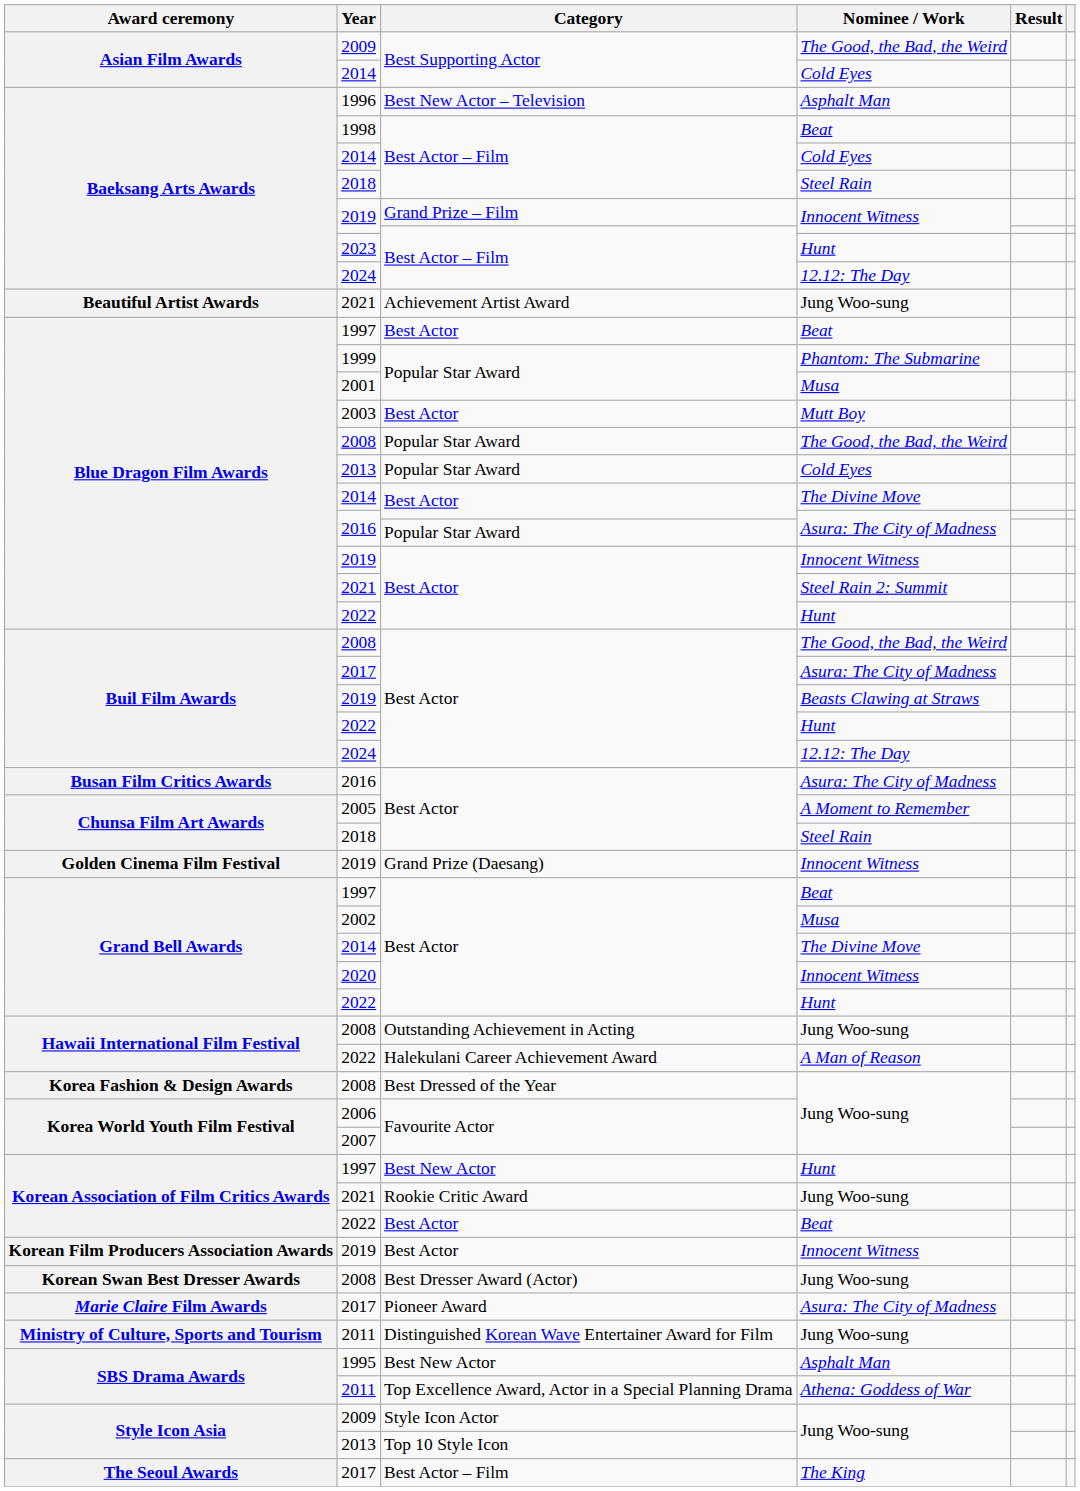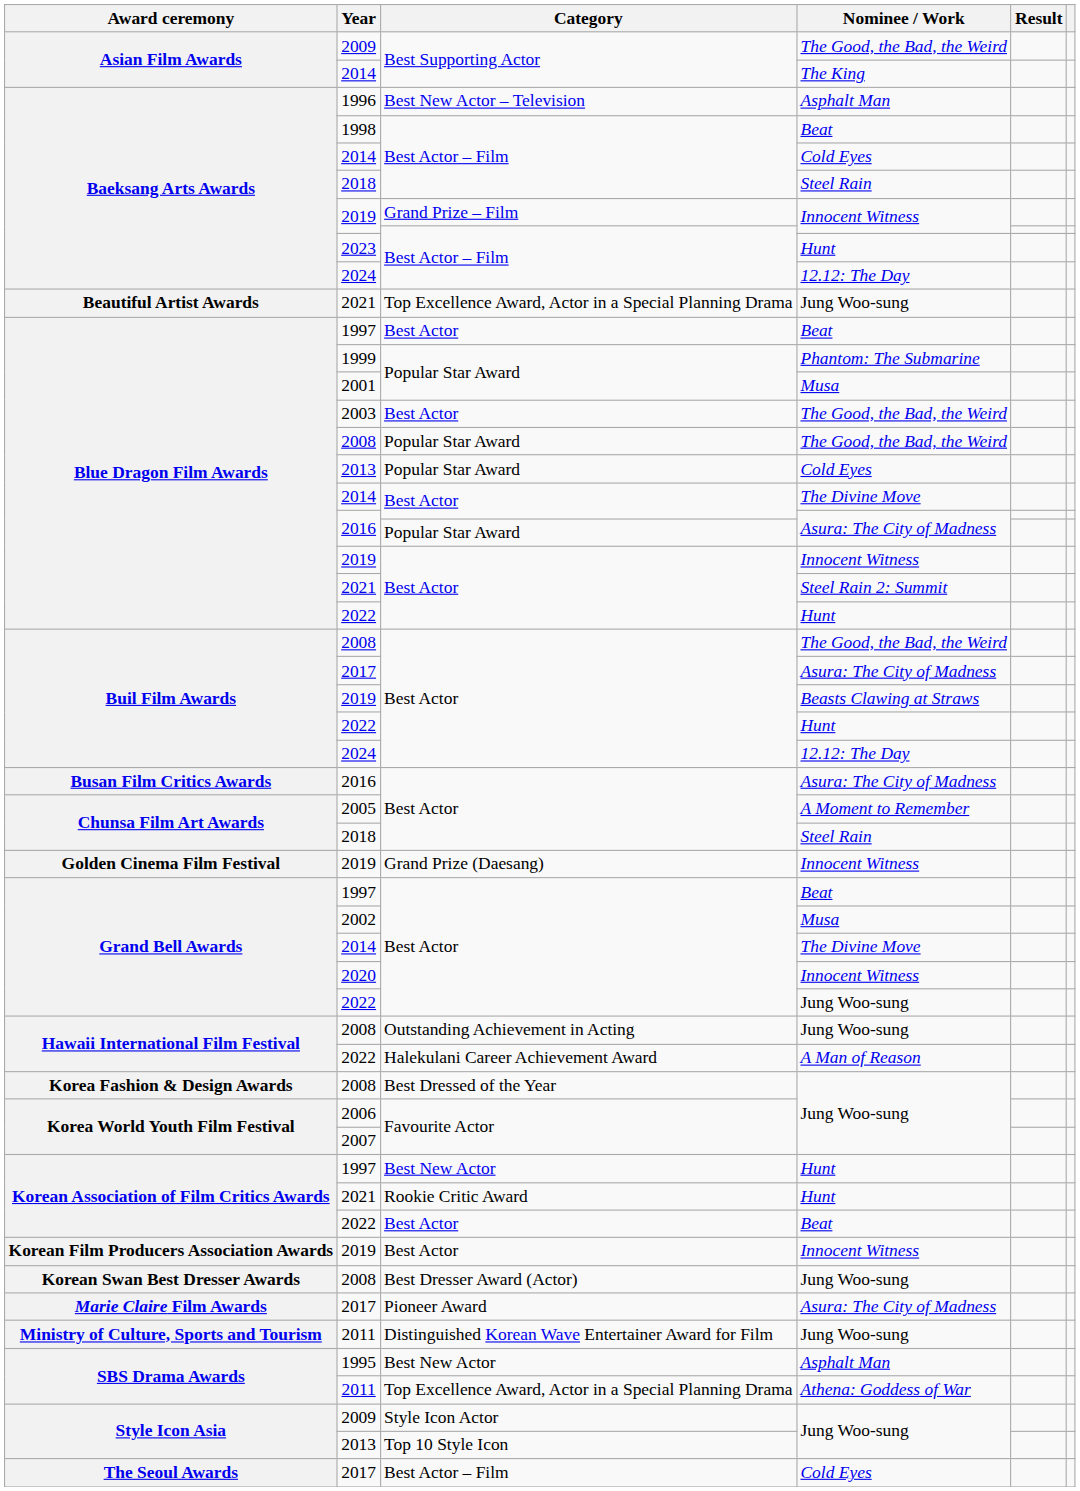(836, 73) Cold Eyes -> (833, 73) The King
(477, 302) Achievement Artist Award -> (588, 302) Top Excellence Award, Actor in a Special Planning Drama
(833, 413) Mutt Boy -> (904, 413) The Good, the Bad, the Weird
(818, 1002) Hunt -> (855, 1002) Jung Woo-sung
(855, 1196) Jung Woo-sung -> (818, 1196) Hunt
(833, 1472) The King -> (836, 1472) Cold Eyes
